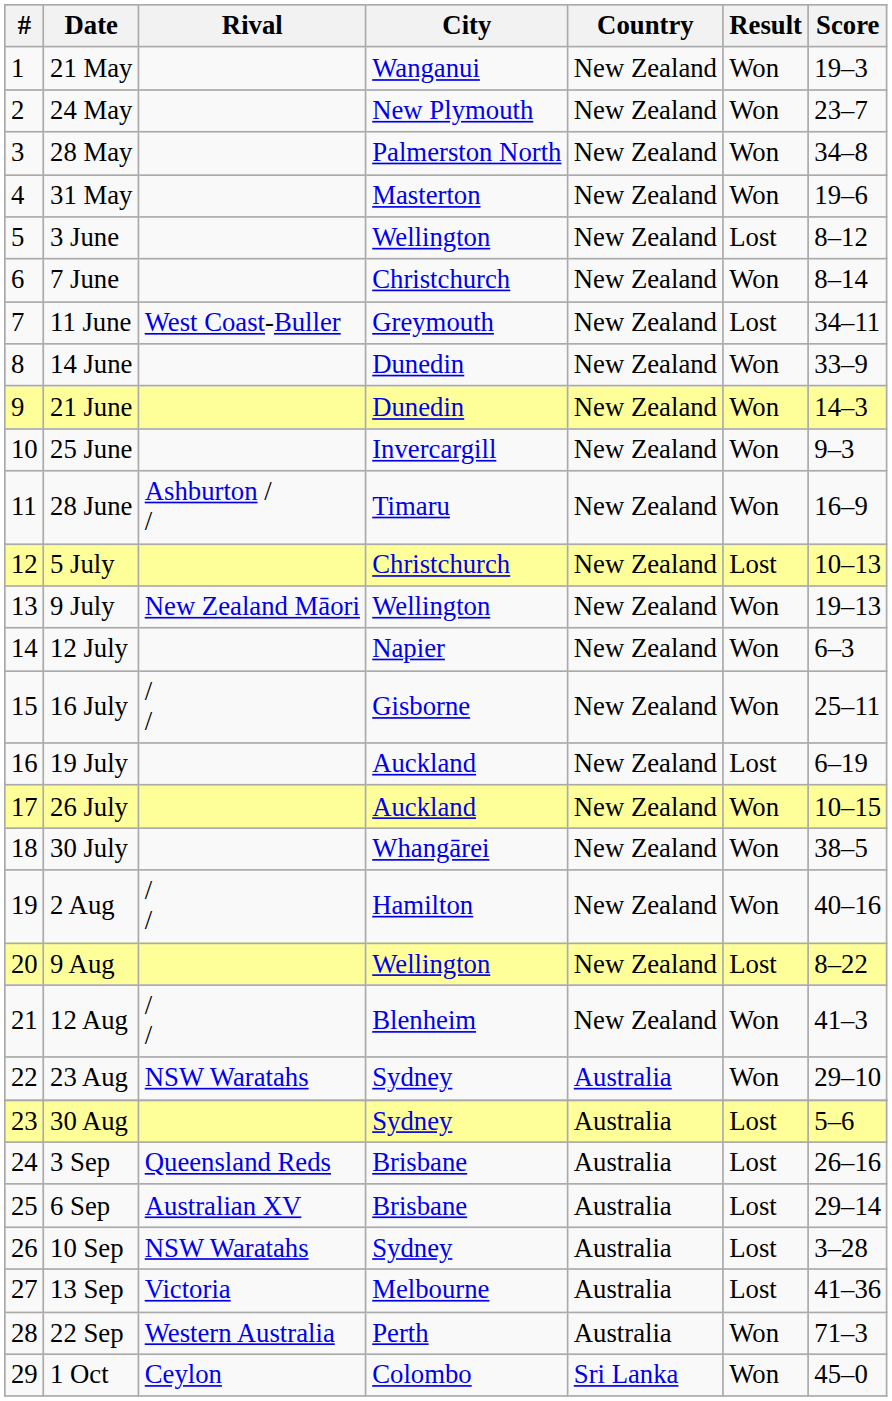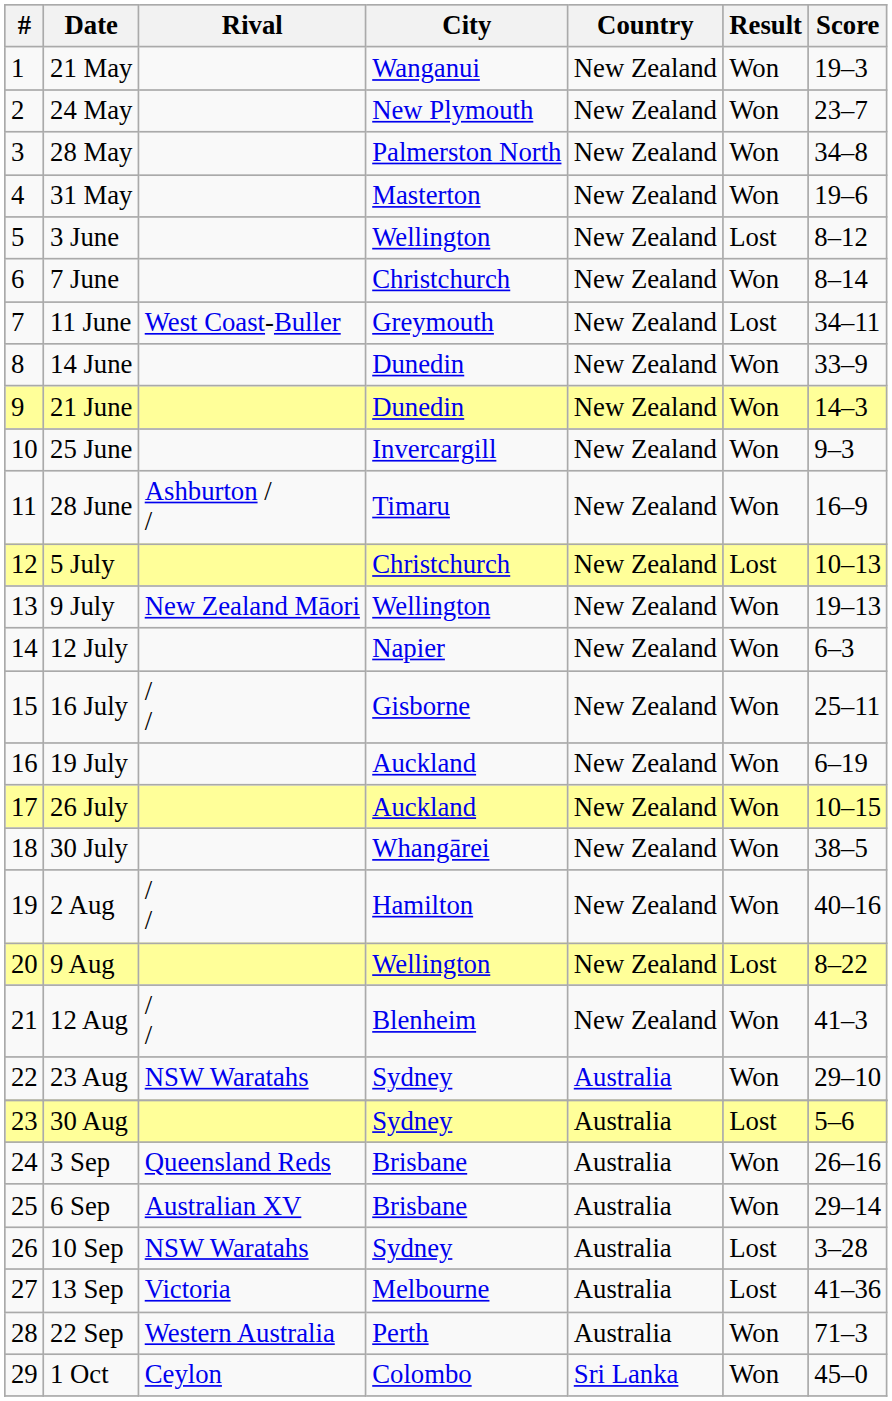(753, 763) Lost -> (754, 763) Won
(753, 1162) Lost -> (754, 1162) Won
(753, 1205) Lost -> (754, 1205) Won
